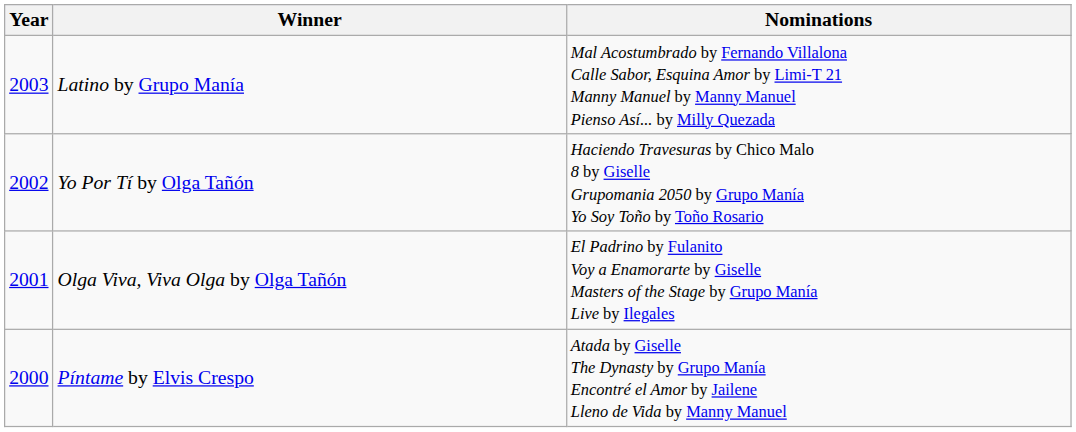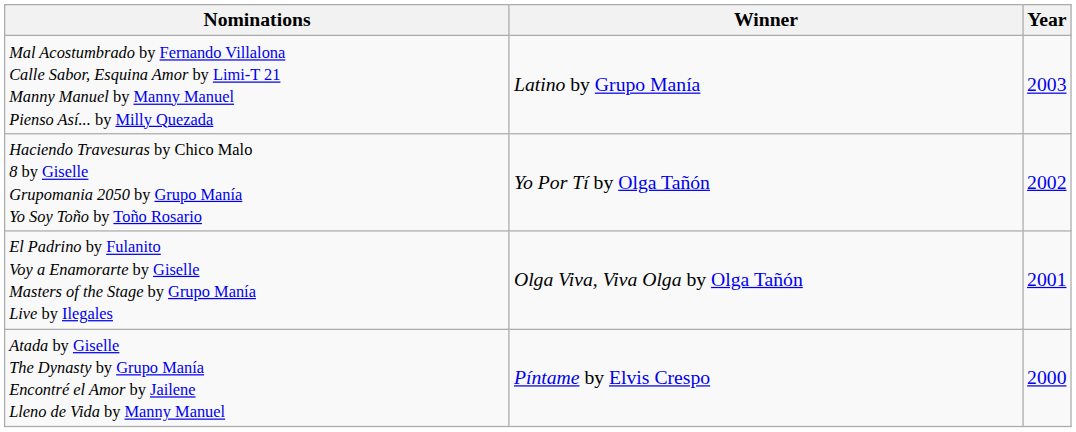columns swapped: (29, 20) <-> (819, 20)
